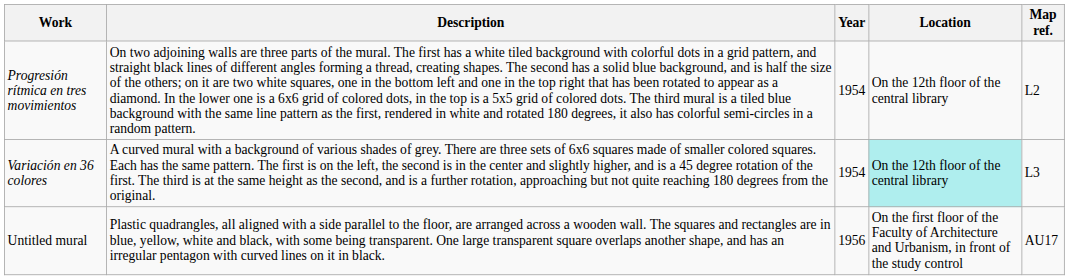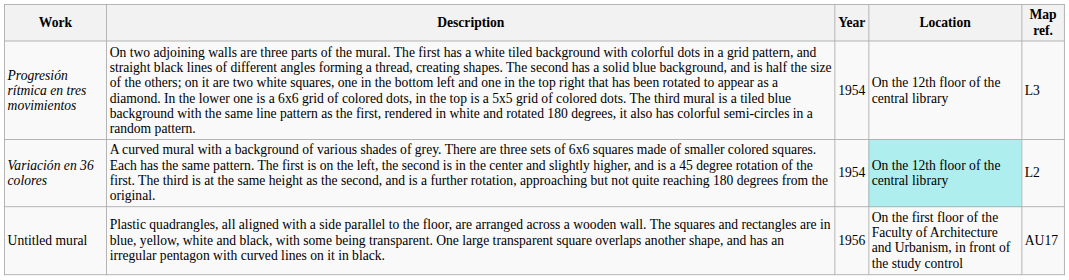(1032, 90) L2 -> (1032, 90) L3
(1032, 173) L3 -> (1032, 173) L2
